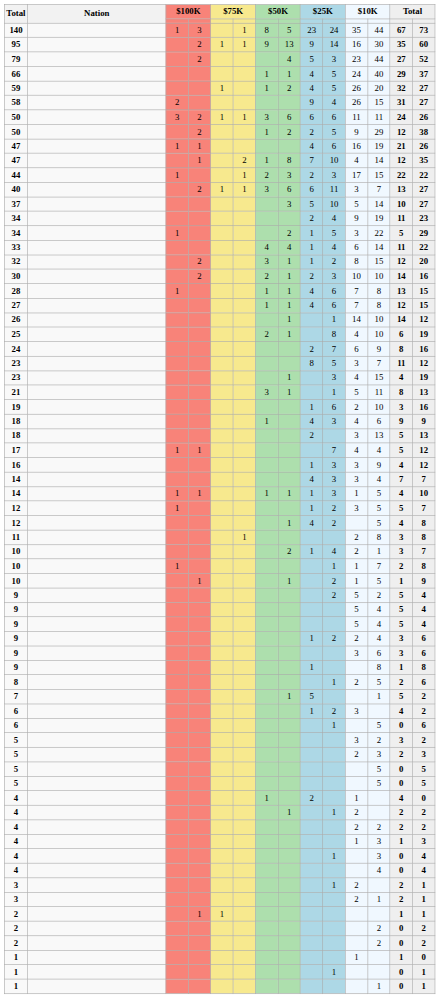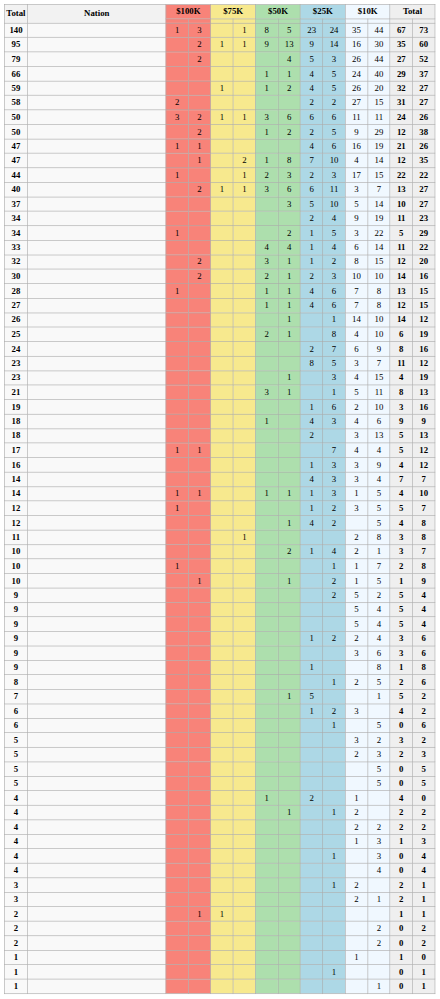(356, 59) 23 -> (356, 59) 26
(312, 103) 9 -> (312, 103) 2
(334, 103) 4 -> (334, 103) 2
(356, 103) 26 -> (356, 103) 27
